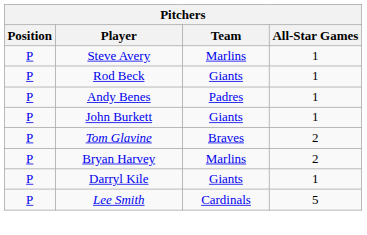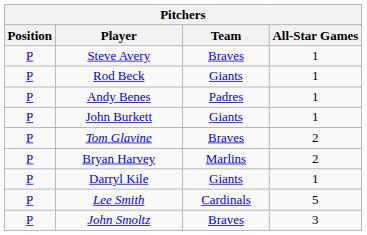(226, 55) Marlins -> (226, 55) Braves
+ row: (119, 220)
